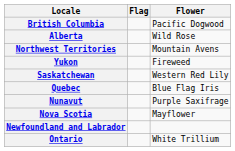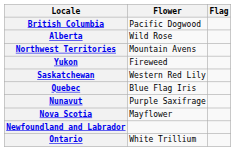columns swapped: (139, 11) <-> (190, 11)
